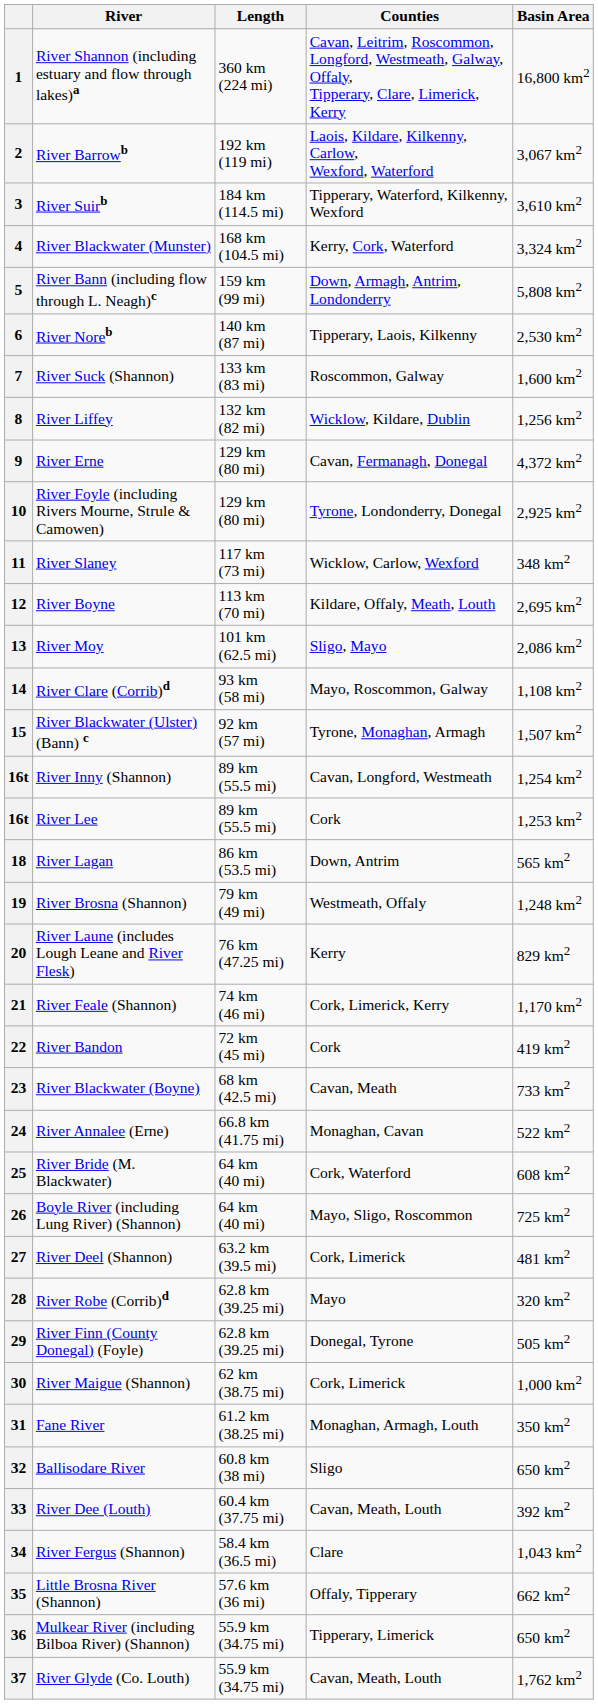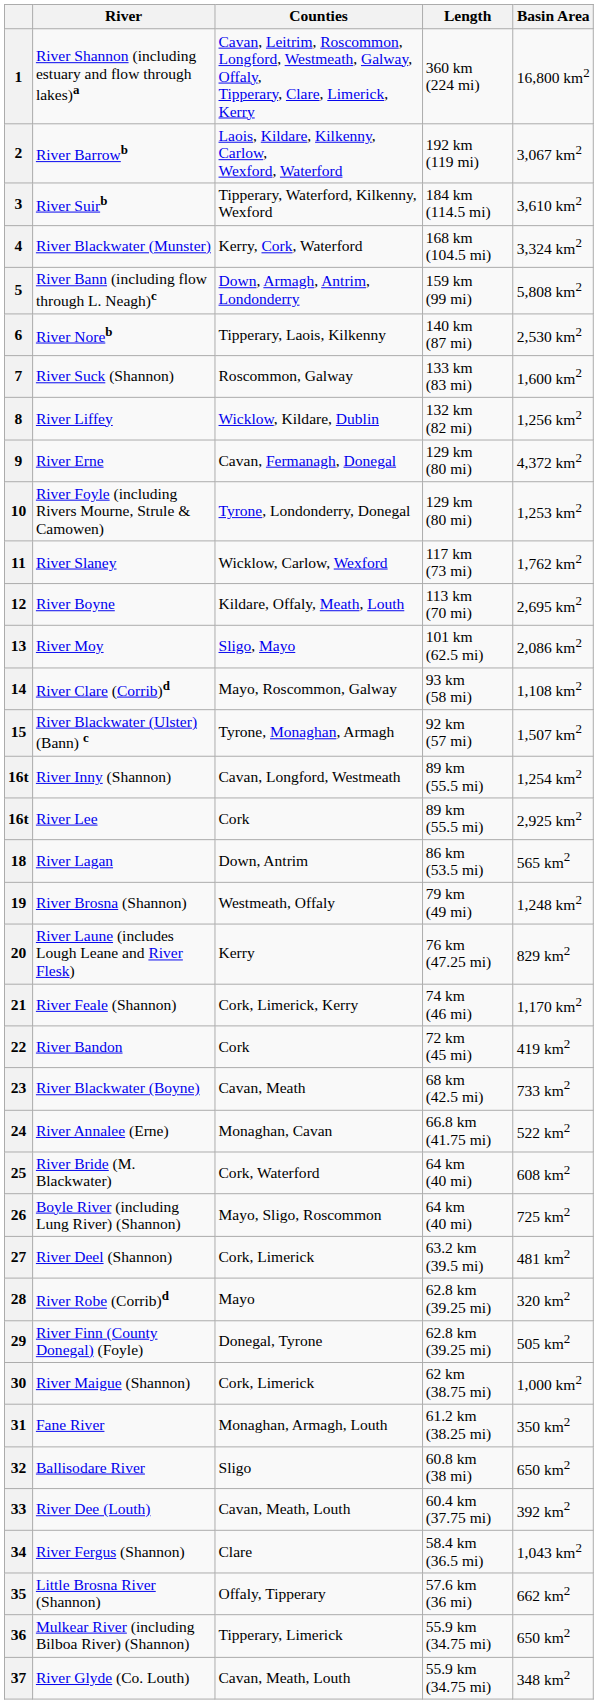columns swapped: (410, 16) <-> (261, 16)
(549, 511) 2,925 km2 -> (549, 511) 1,253 km2
(544, 562) 348 km2 -> (549, 562) 1,762 km2
(549, 819) 1,253 km2 -> (549, 819) 2,925 km2
(549, 1677) 1,762 km2 -> (544, 1677) 348 km2
